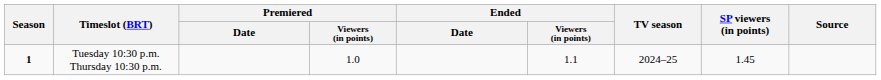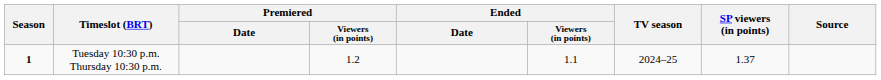(353, 59) 1.0 -> (353, 59) 1.2
(745, 59) 1.45 -> (745, 59) 1.37
